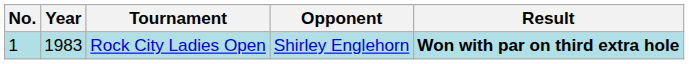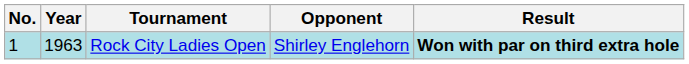(63, 46) 1983 -> (63, 46) 1963
